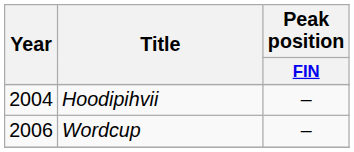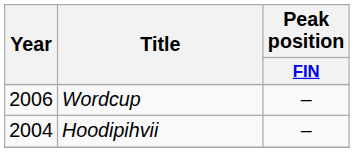rows swapped: (110, 99) <-> (101, 131)
